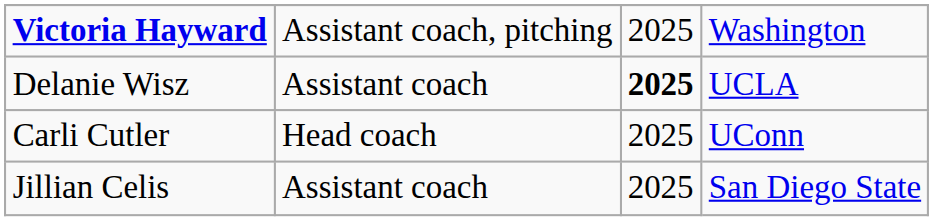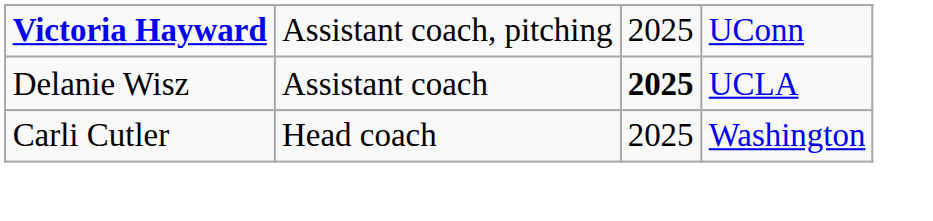(787, 30) Washington -> (756, 30) UConn
(756, 135) UConn -> (787, 135) Washington
- row: (91, 187)
